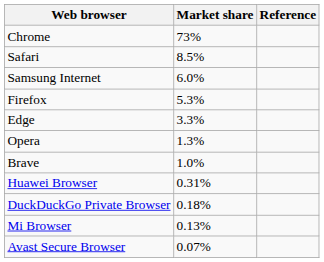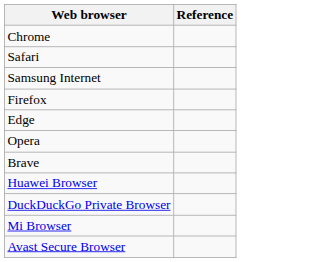- column: (215, 15)
